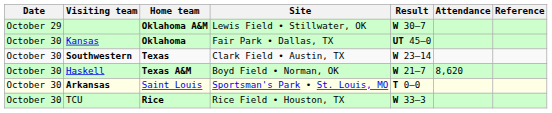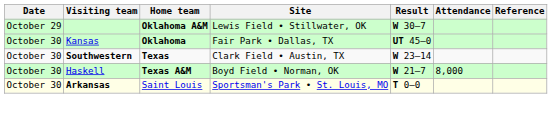(449, 71) 8,620 -> (449, 71) 8,000
- row: (74, 101)
